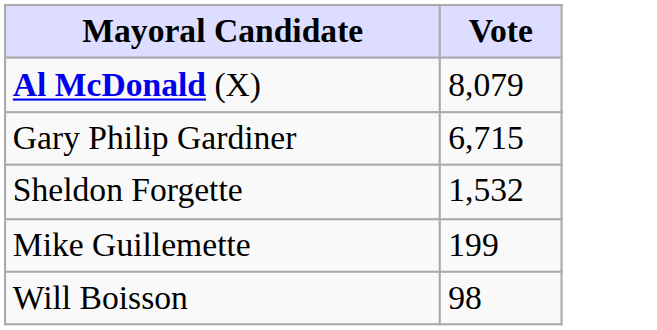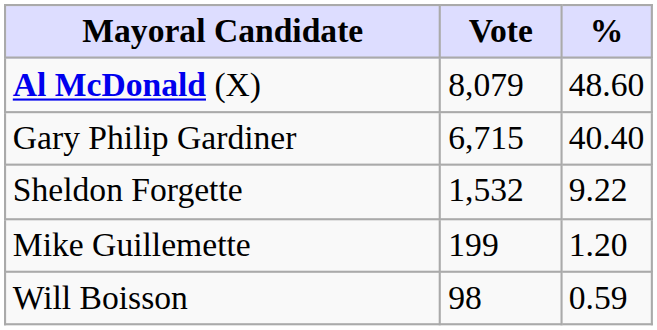+ column: (607, 31)
